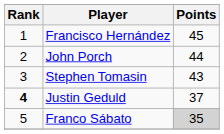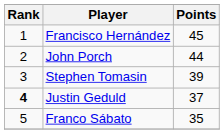(196, 77) 43 -> (196, 77) 39
(196, 118) lightgrey background -> (196, 118) no background
